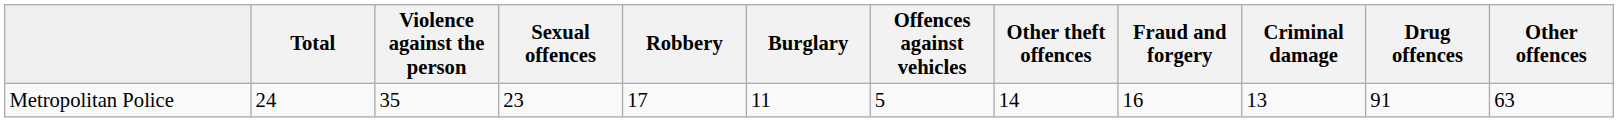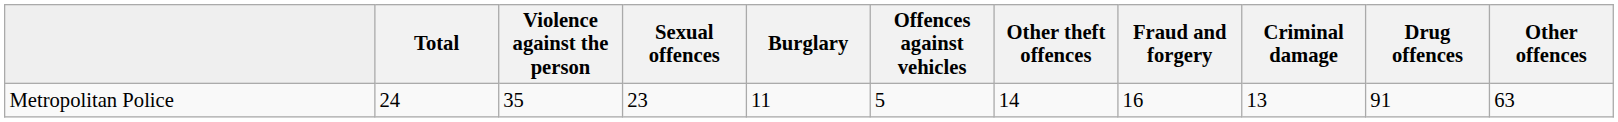- column: (684, 44)
